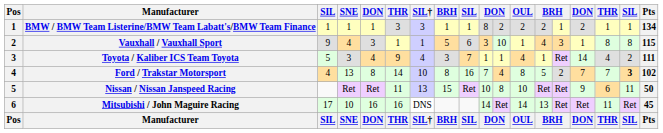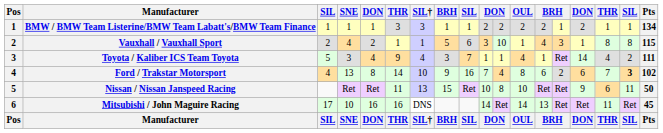(486, 27) 8 -> (486, 27) 2
(328, 42) 9 -> (328, 42) 2
(373, 42) 3 -> (373, 42) 2
(447, 73) 8 -> (447, 73) 9
(544, 73) 5 -> (544, 73) 6
(583, 73) 7 -> (583, 73) 6
